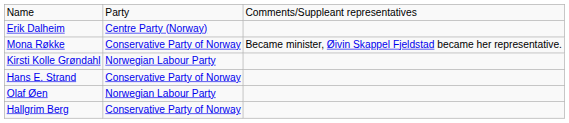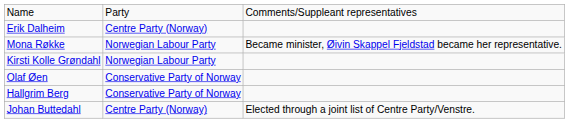(173, 45) Conservative Party of Norway -> (161, 45) Norwegian Labour Party
- row: (41, 77)
(161, 93) Norwegian Labour Party -> (173, 77) Conservative Party of Norway
+ row: (44, 110)
